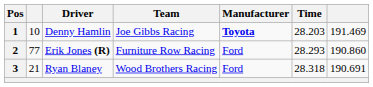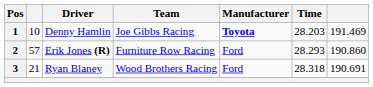(34, 50) 77 -> (34, 50) 57
